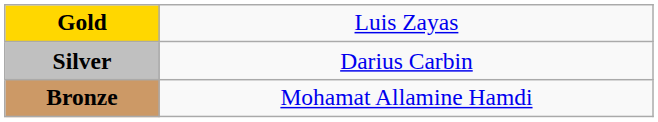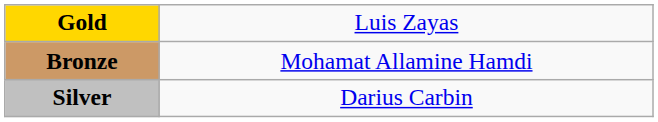rows swapped: (82, 60) <-> (82, 97)
